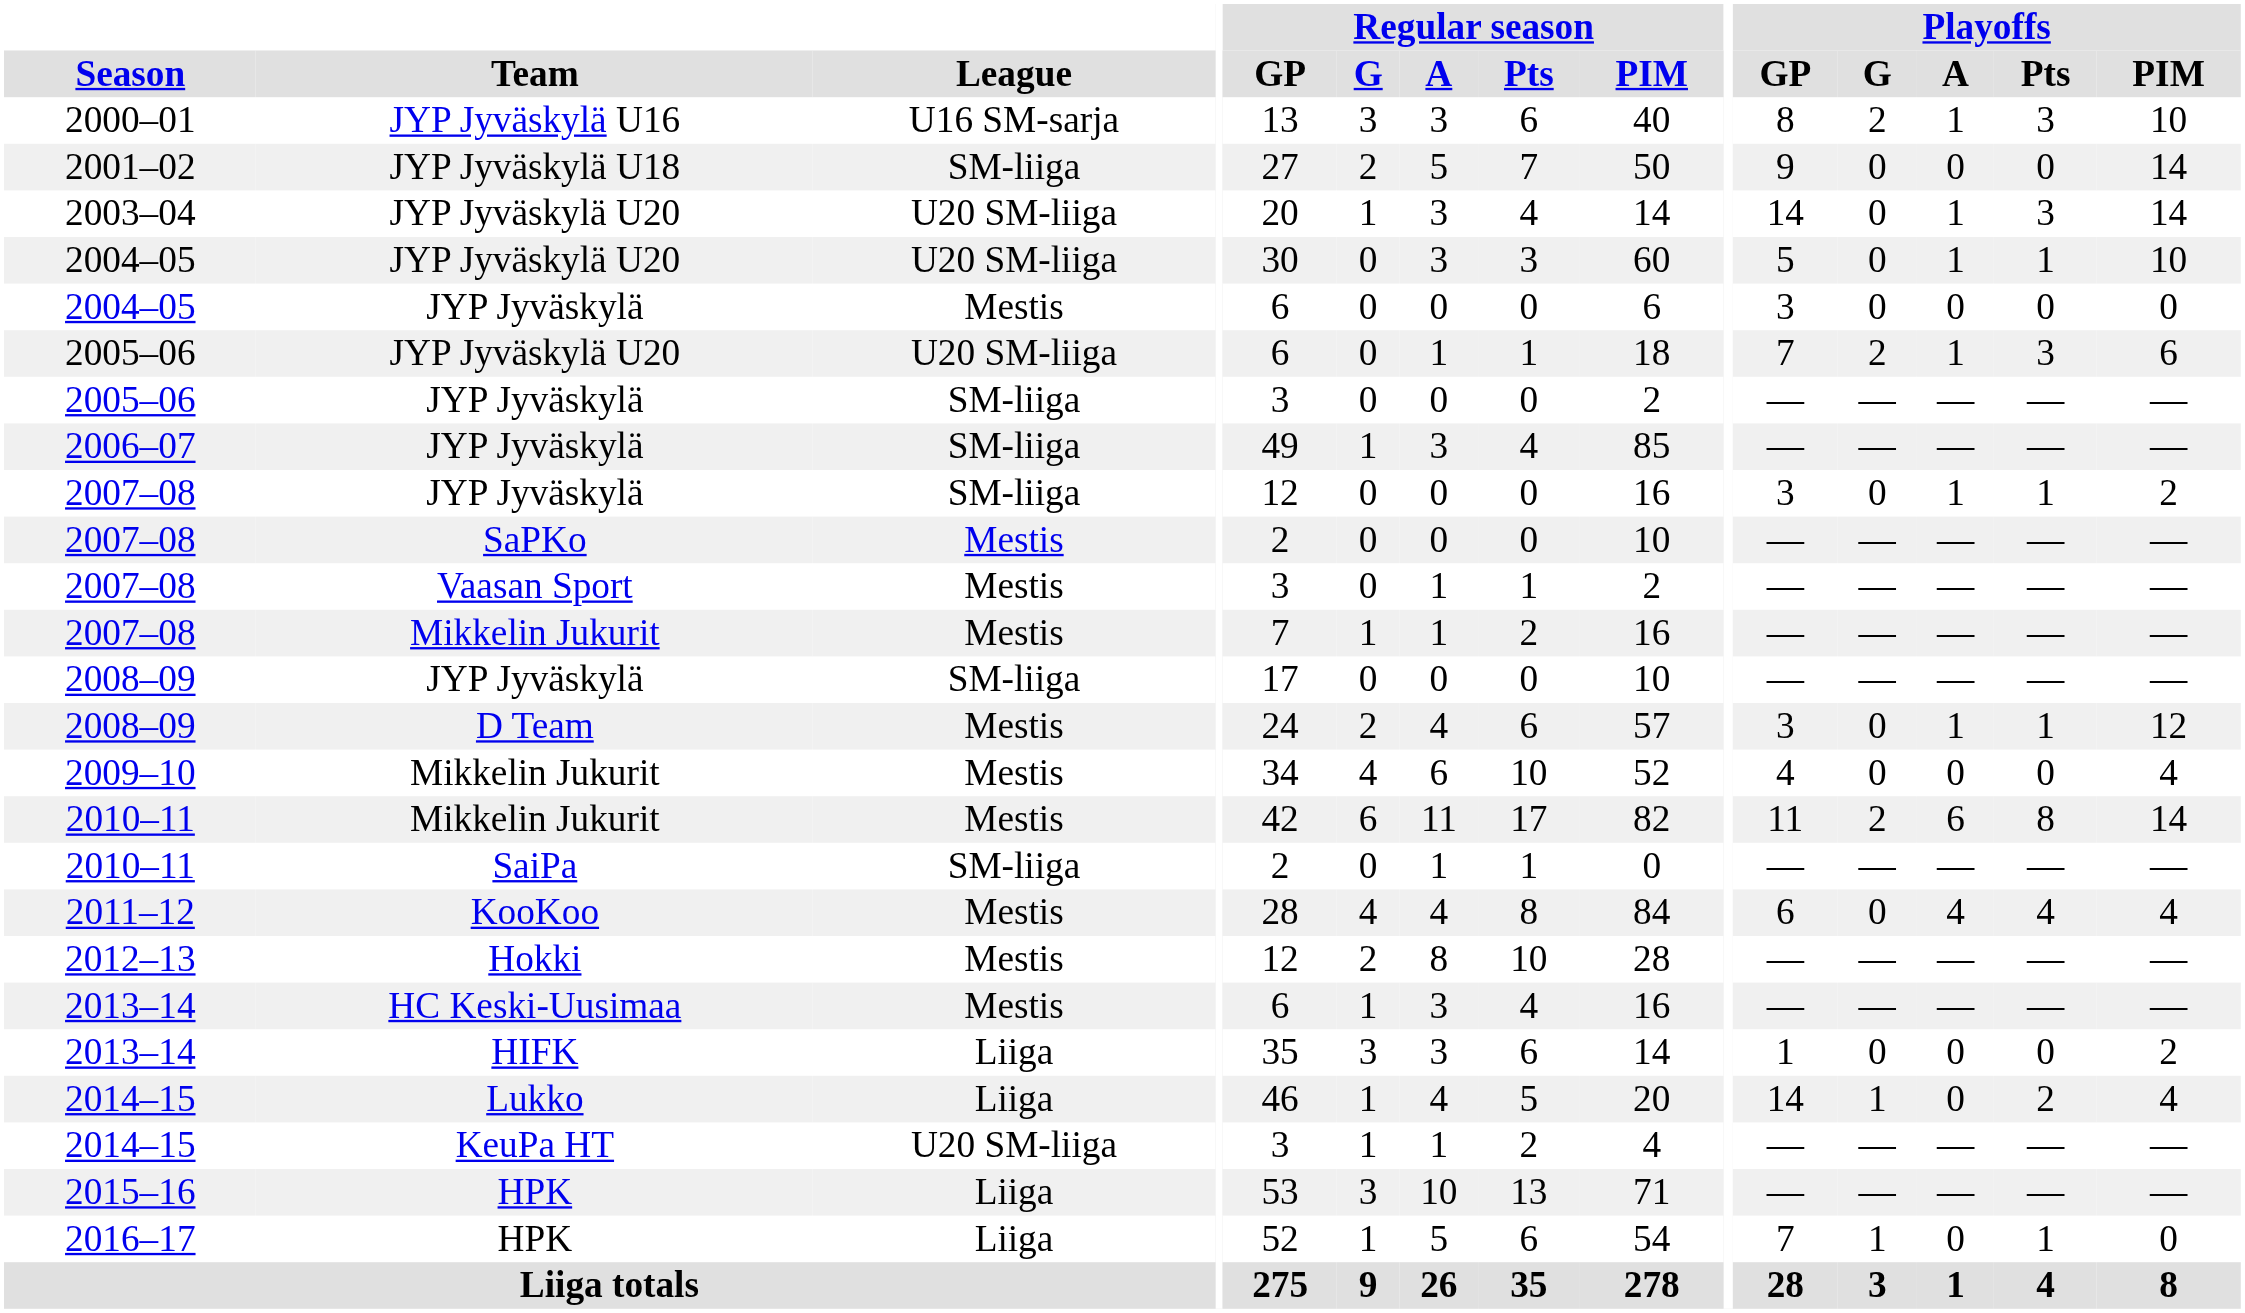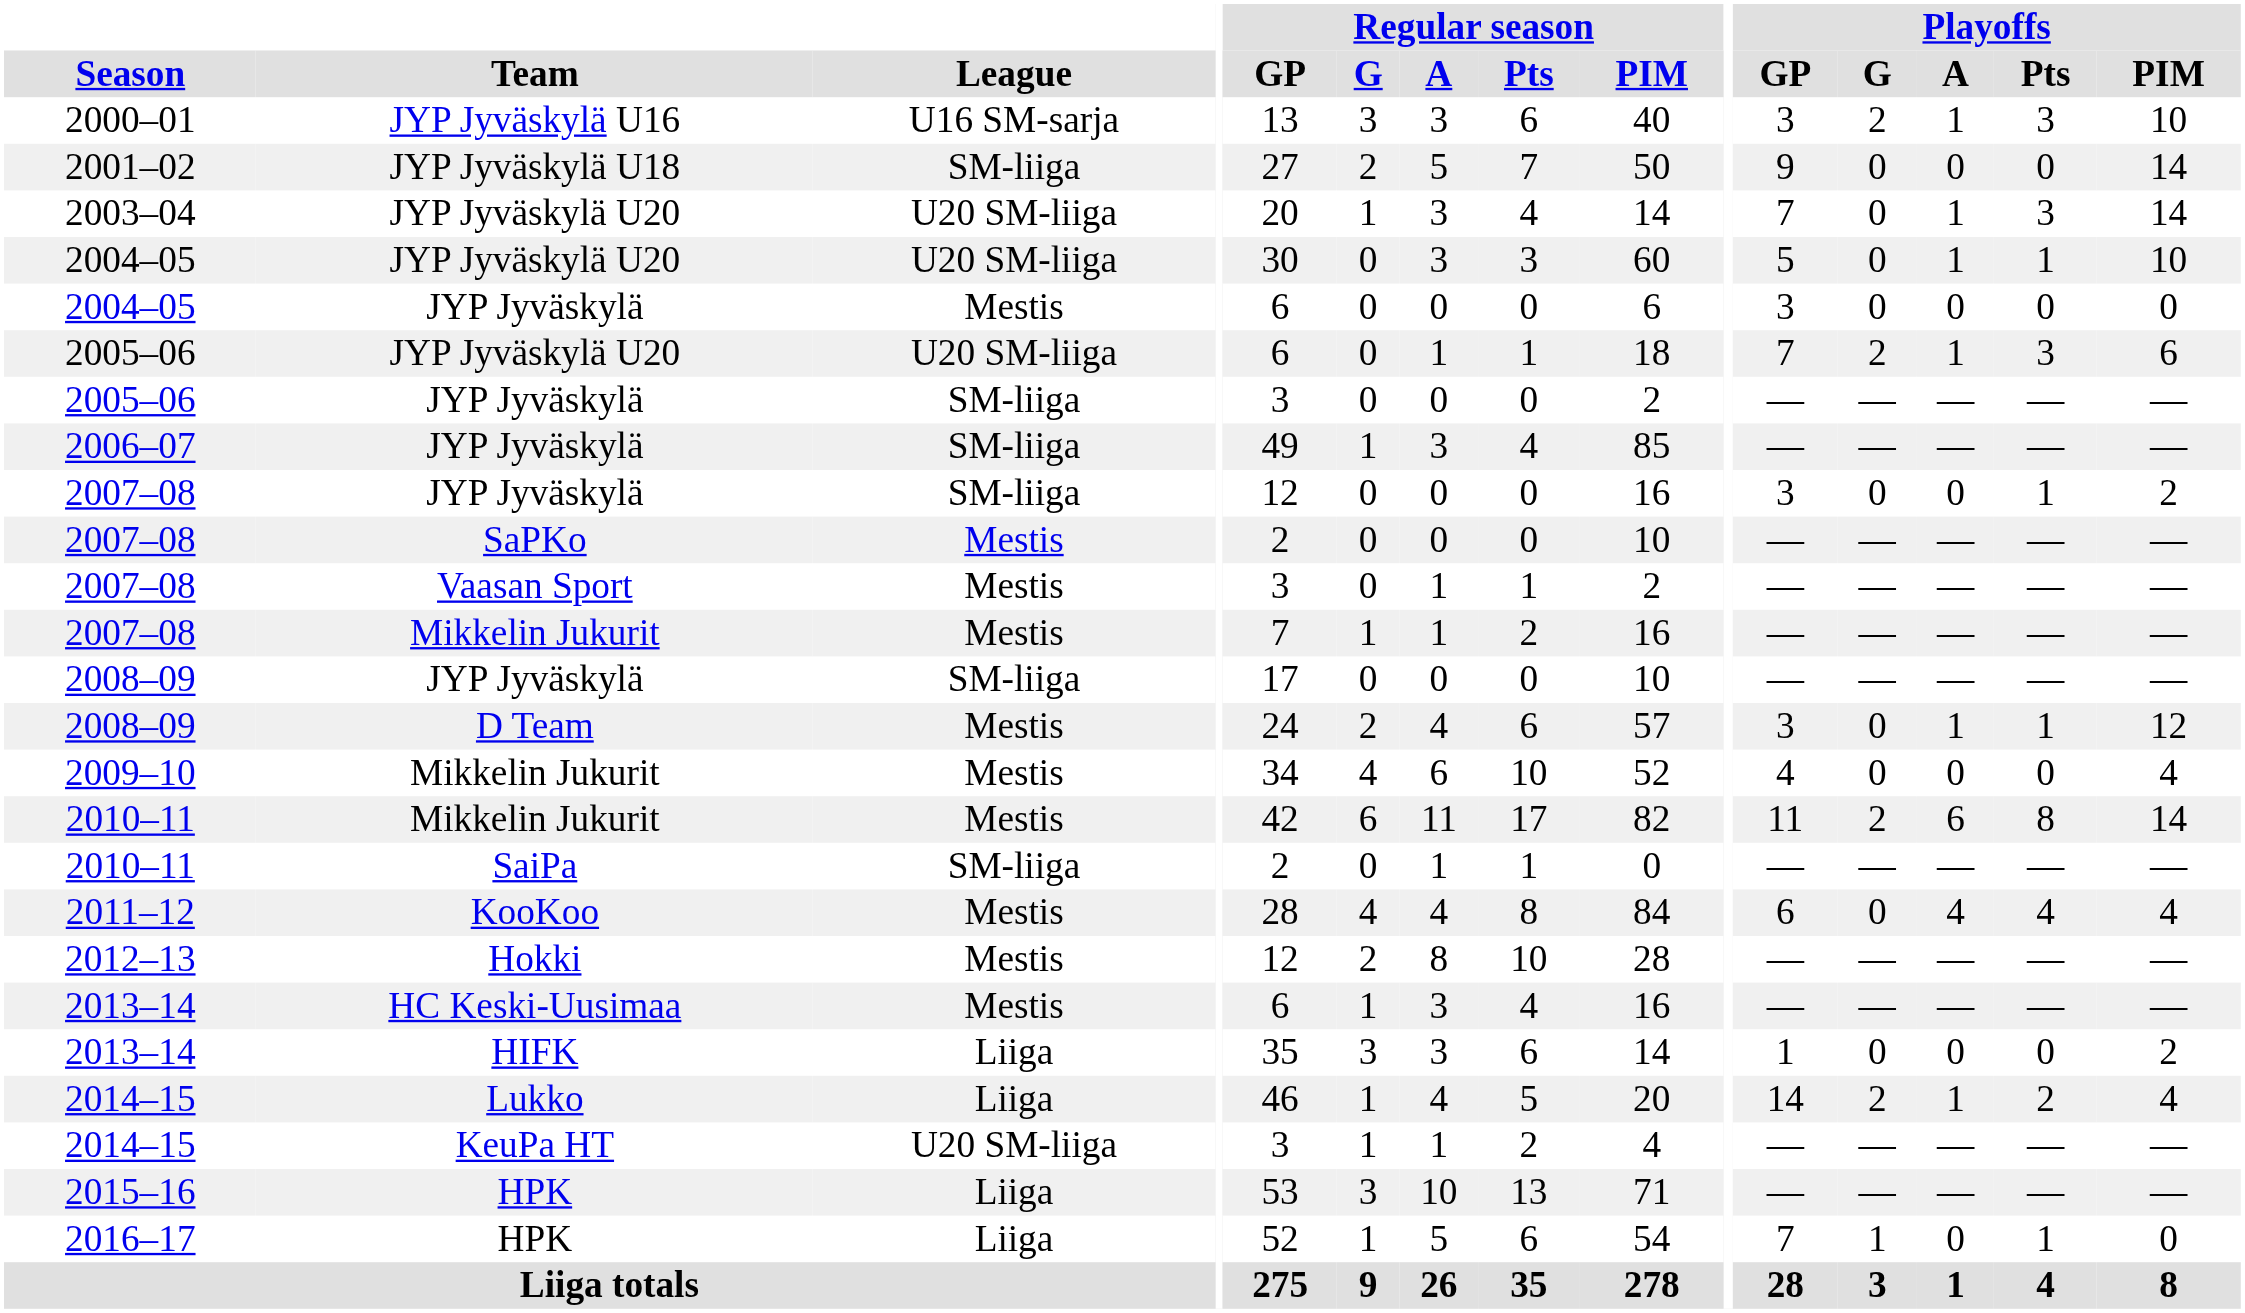(1785, 119) 8 -> (1785, 119) 3
(1785, 213) 14 -> (1785, 213) 7
(1956, 492) 1 -> (1956, 492) 0
(1877, 1098) 1 -> (1877, 1098) 2
(1956, 1098) 0 -> (1956, 1098) 1
